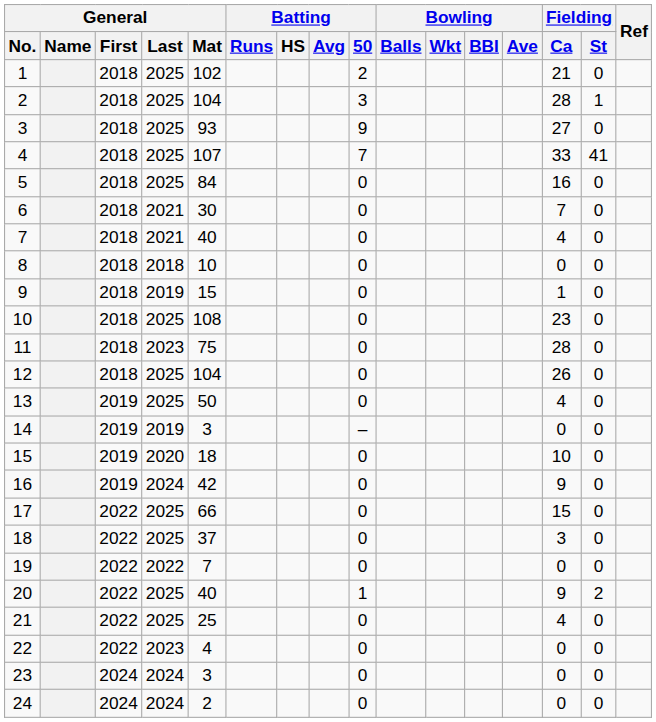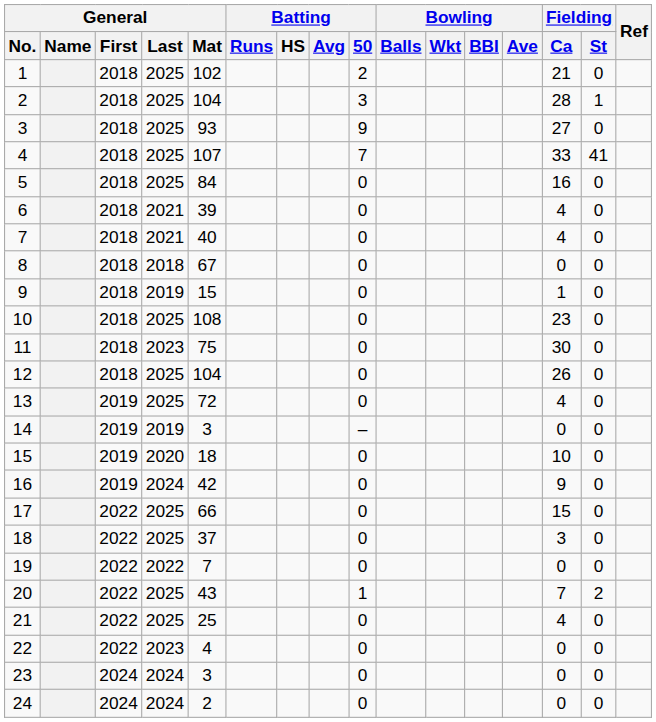(207, 210) 30 -> (207, 210) 39
(561, 210) 7 -> (561, 210) 4
(207, 264) 10 -> (207, 264) 67
(561, 347) 28 -> (561, 347) 30
(207, 401) 50 -> (207, 401) 72
(207, 593) 40 -> (207, 593) 43
(561, 593) 9 -> (561, 593) 7
